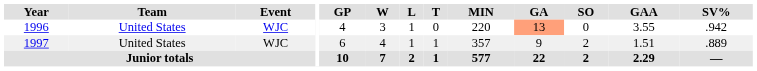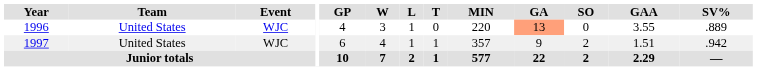(716, 27) .942 -> (716, 27) .889
(716, 43) .889 -> (716, 43) .942
